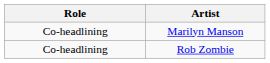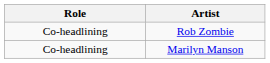rows swapped: (205, 49) <-> (205, 31)
